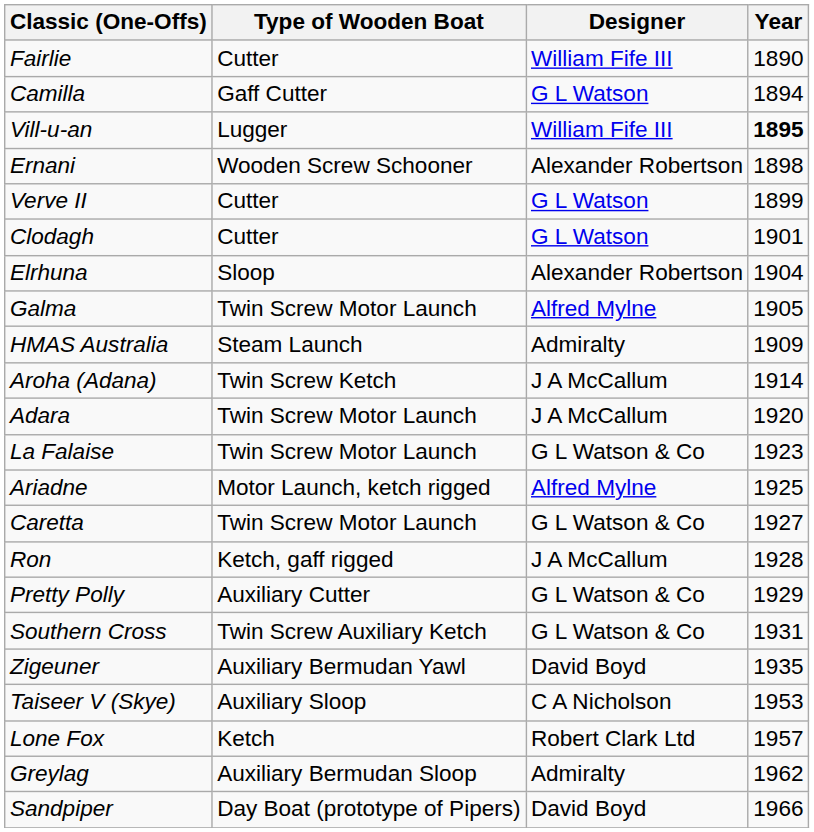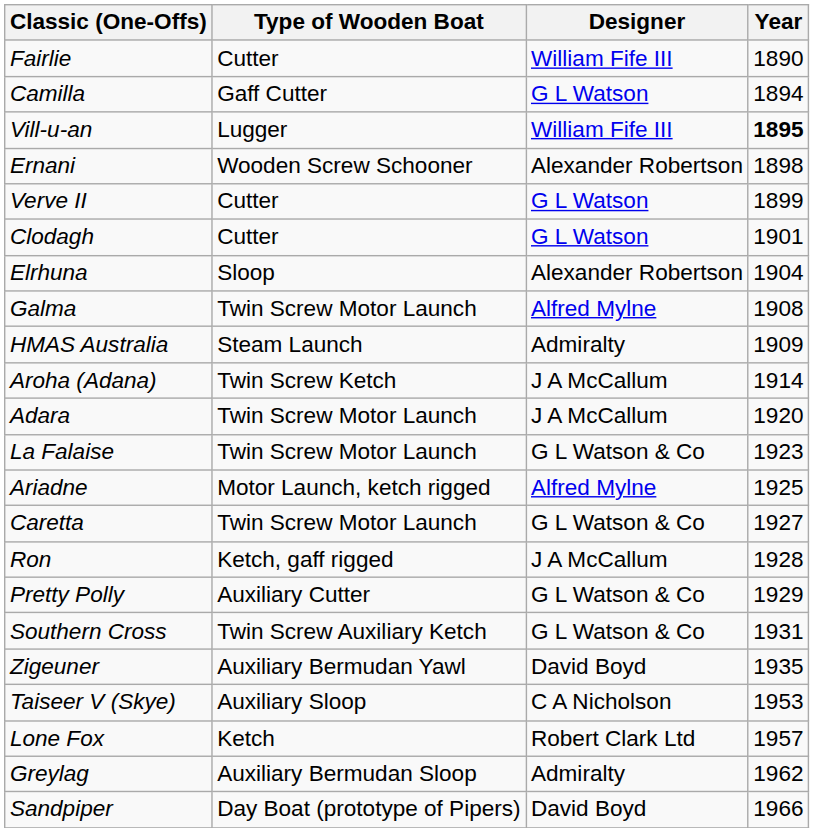(778, 308) 1905 -> (778, 308) 1908
